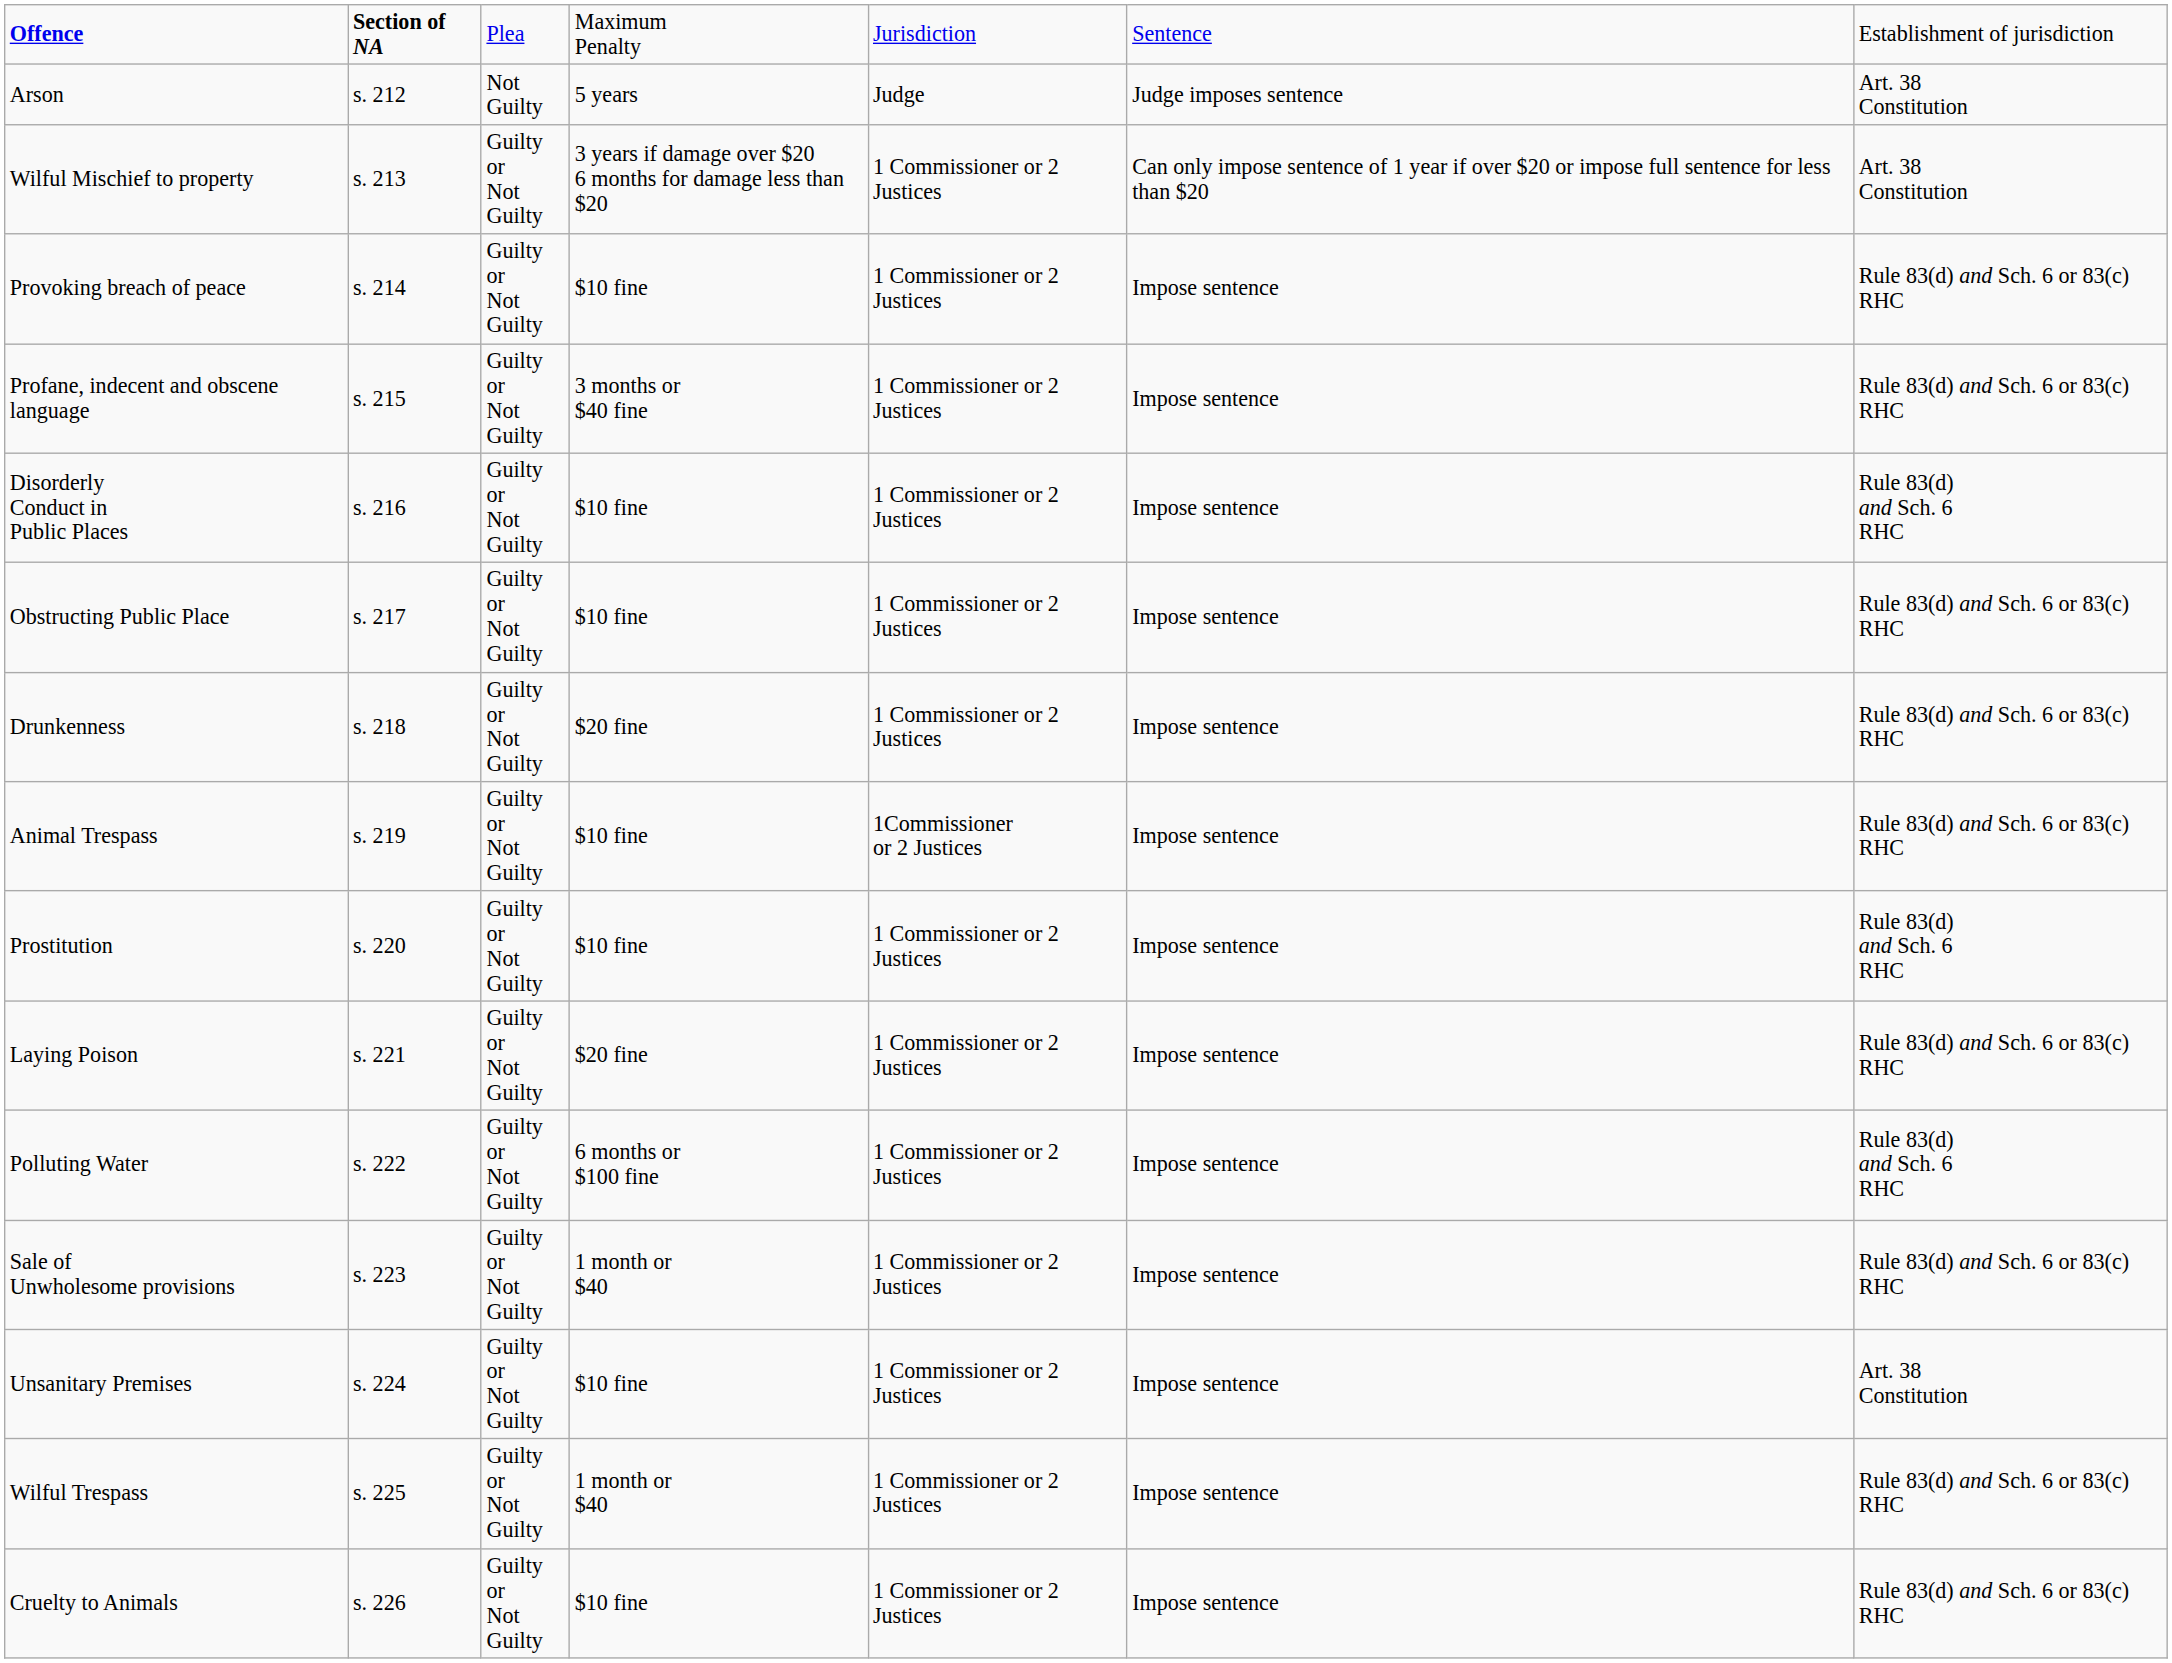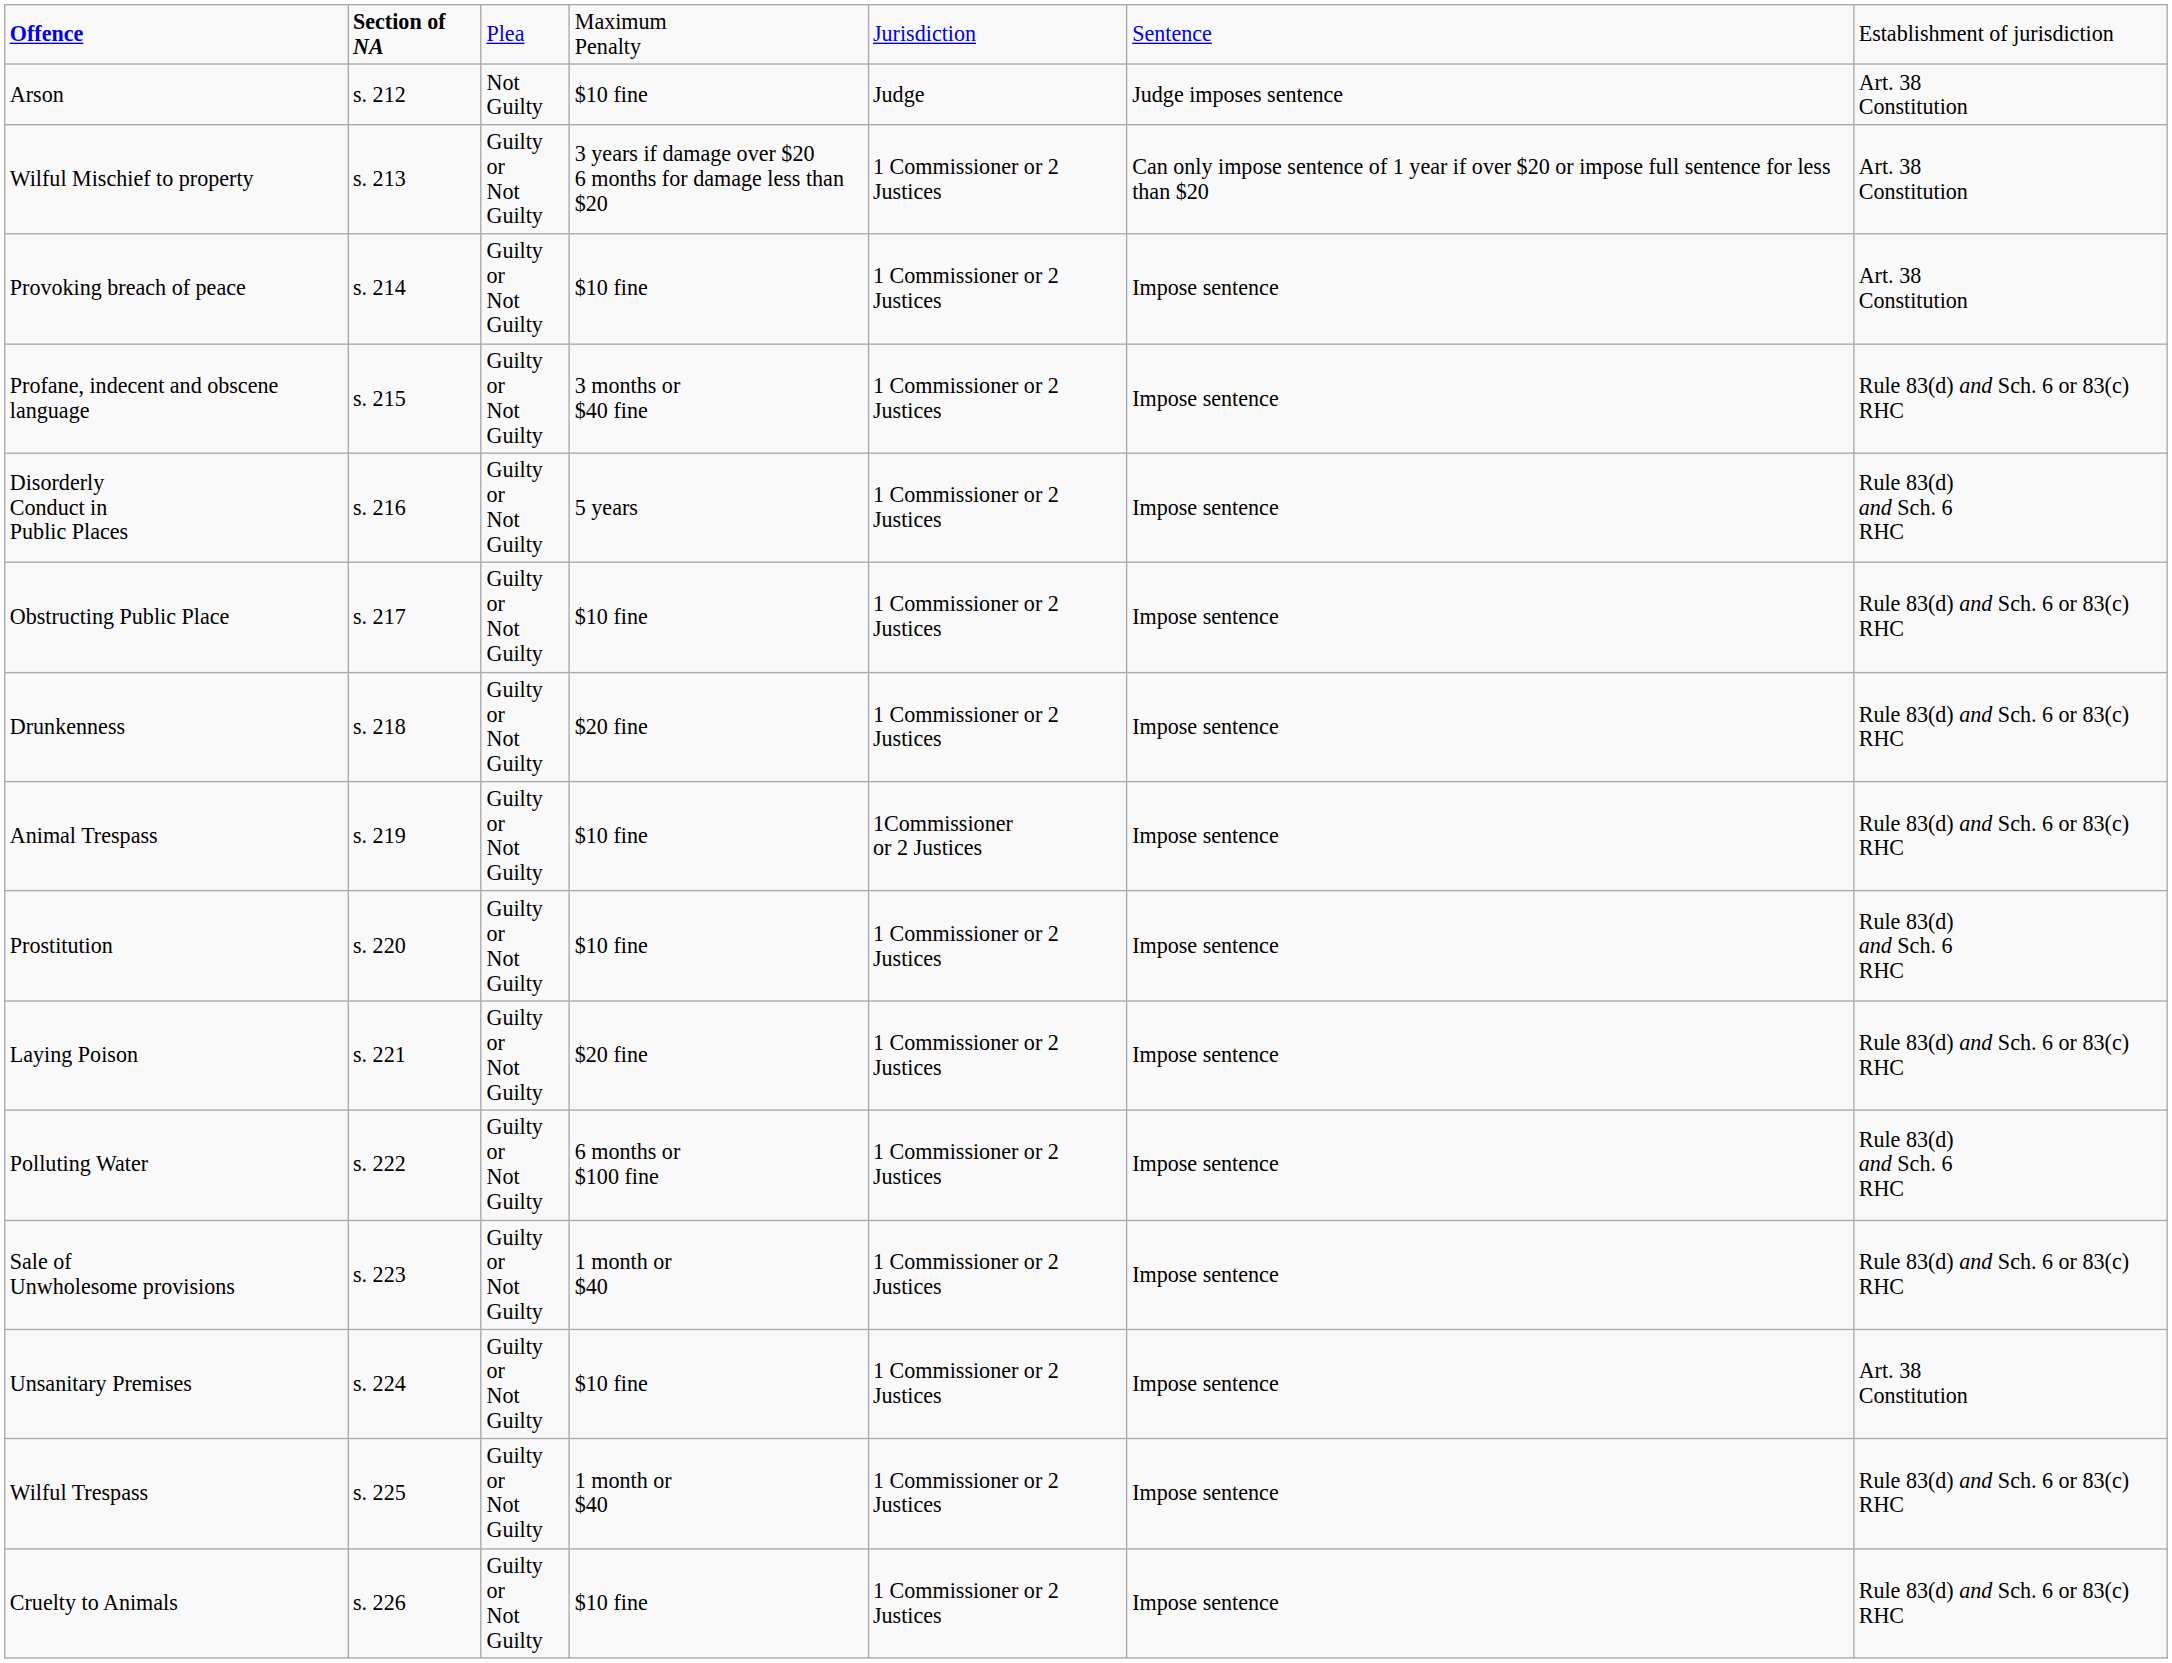(606, 94) 5 years -> (611, 94) $10 fine
(1994, 288) Rule 83(d) and Sch. 6 or 83(c) RHC -> (1913, 288) Art. 38 Constitution
(611, 507) $10 fine -> (606, 507) 5 years
